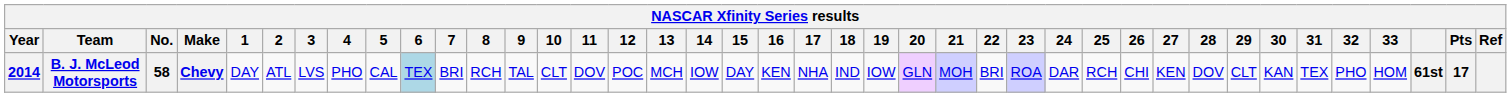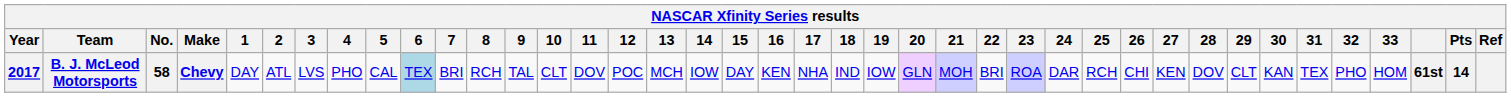(24, 72) 2014 -> (24, 72) 2017
(1461, 72) 17 -> (1461, 72) 14
